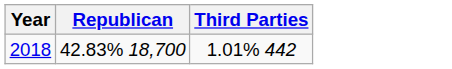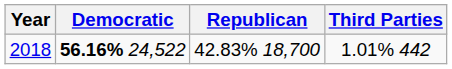+ column: (123, 20)
